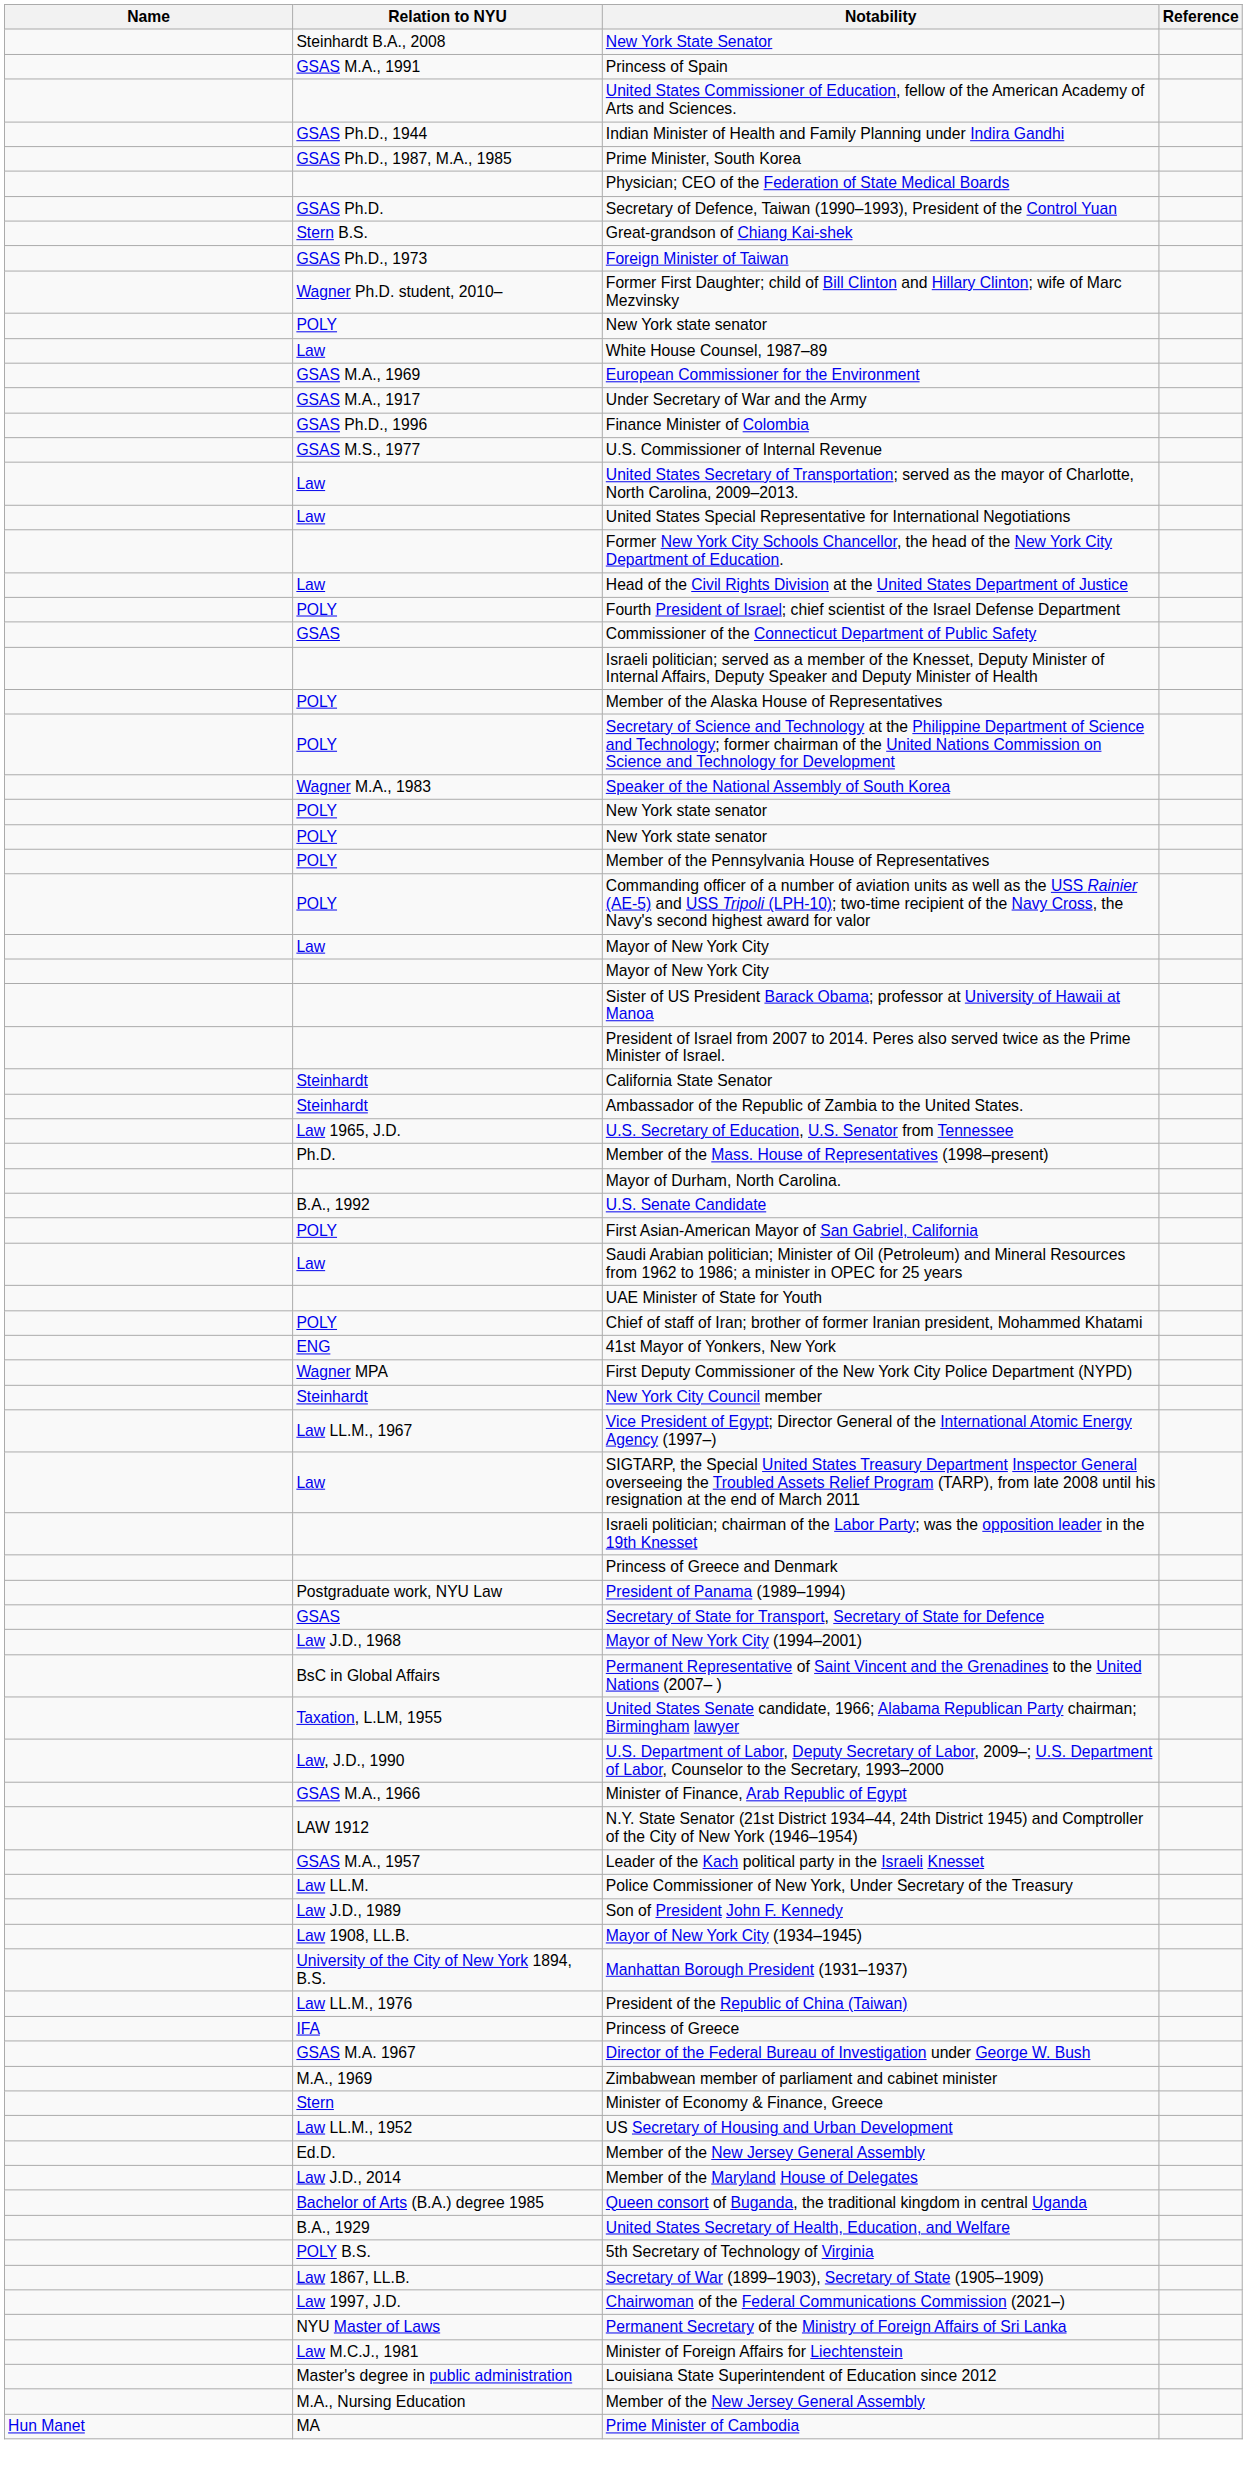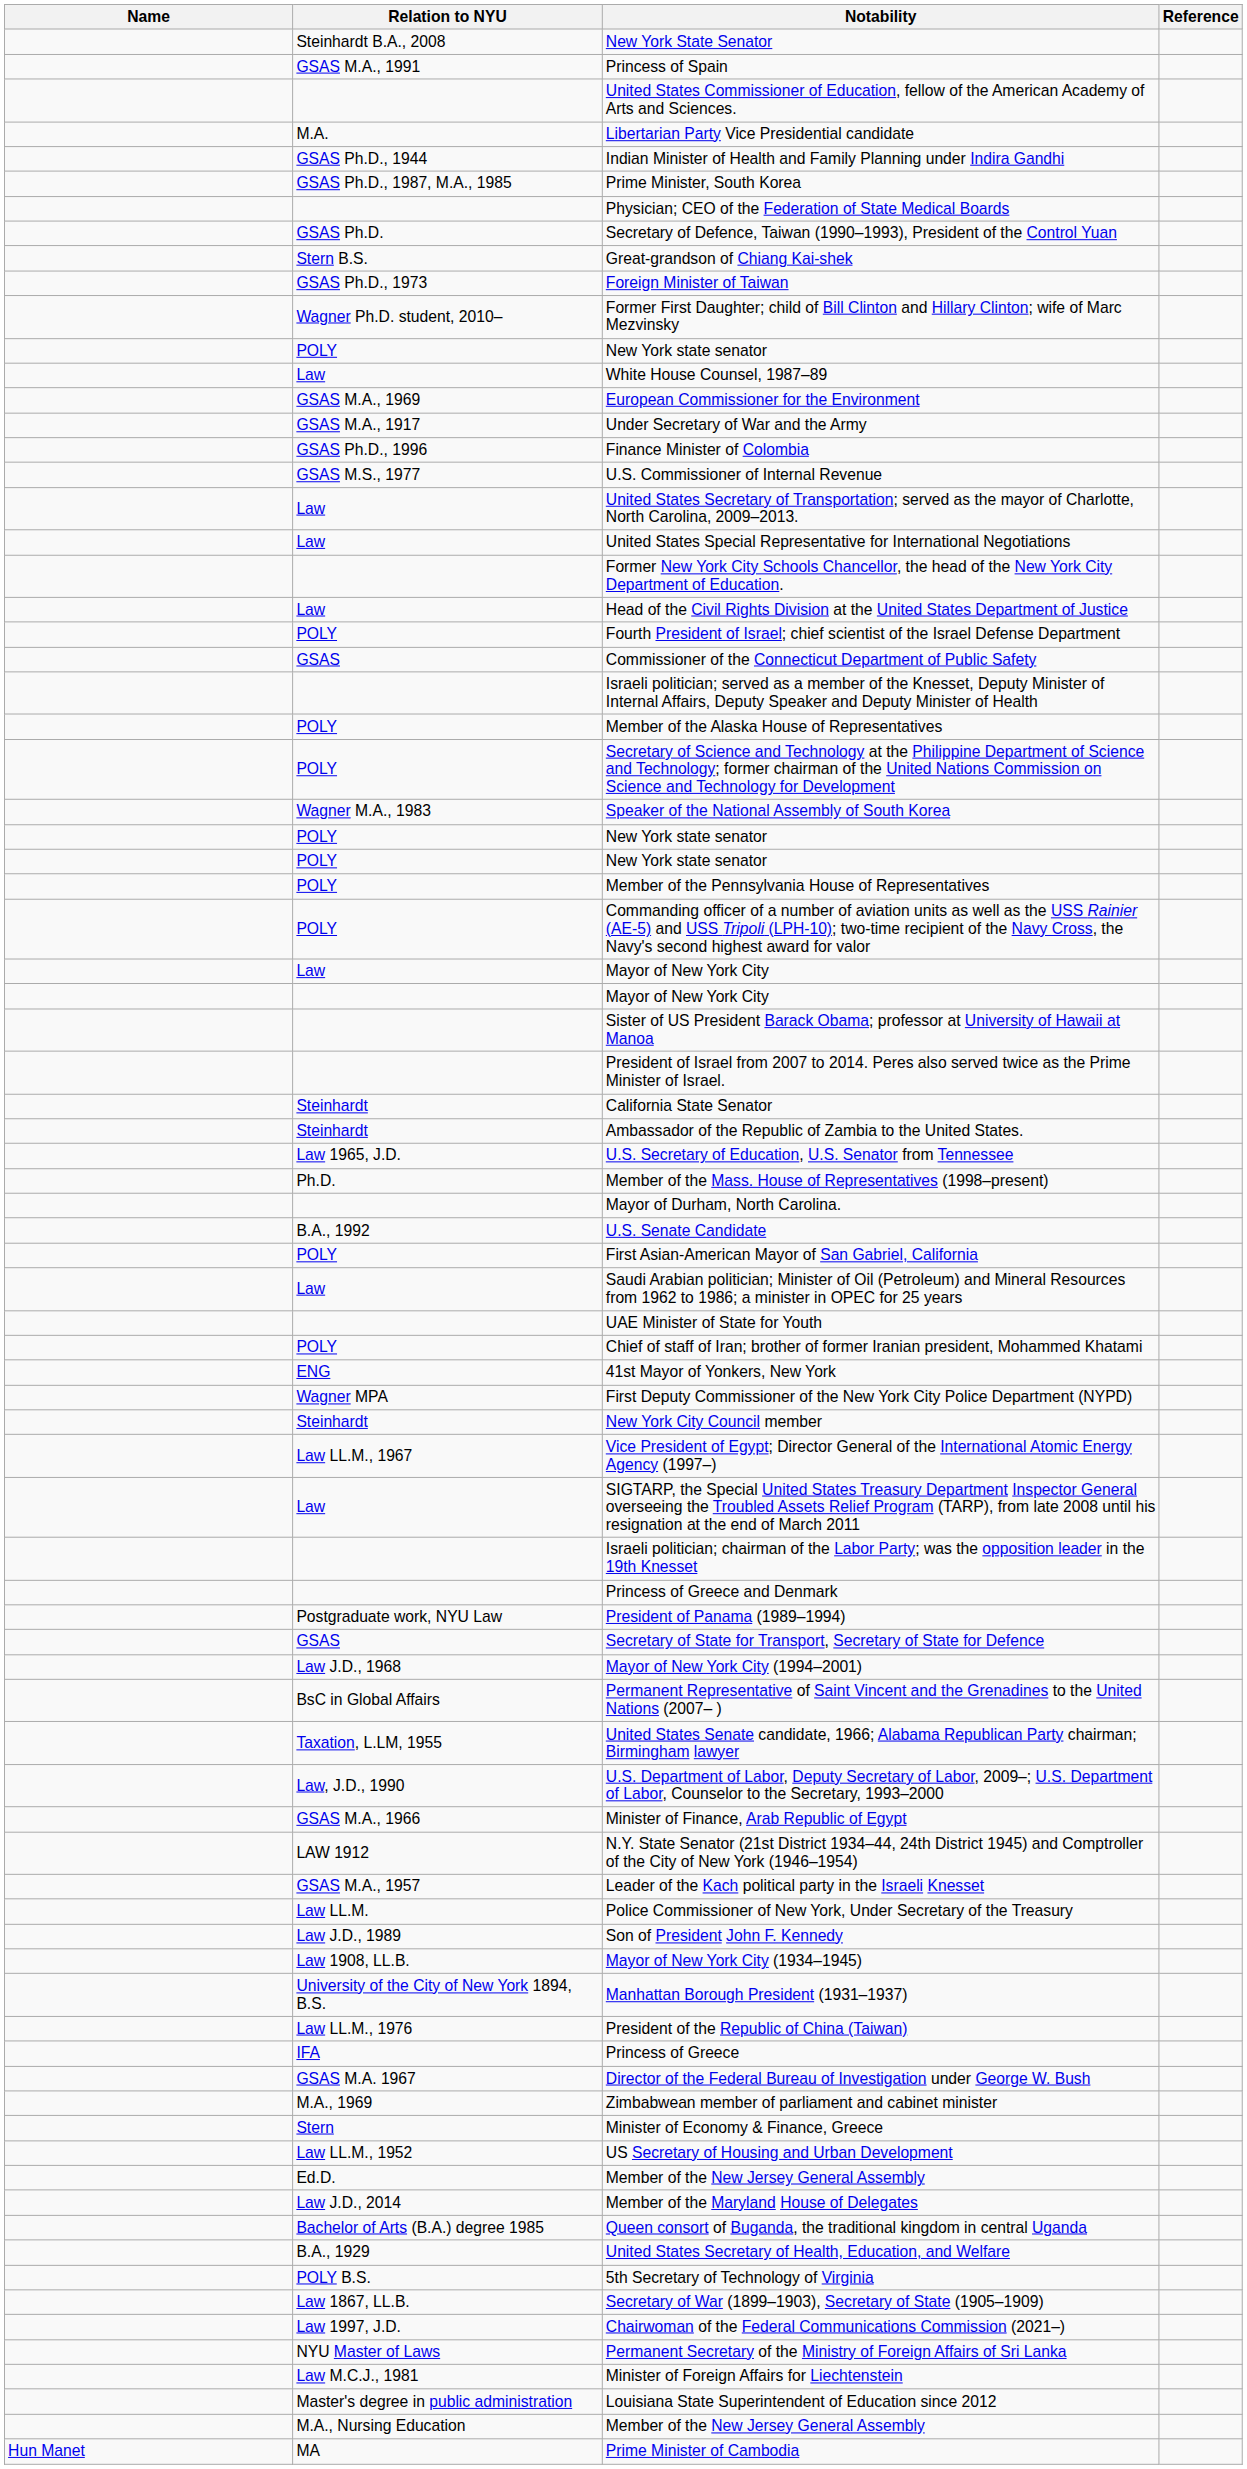+ row: (312, 134)
